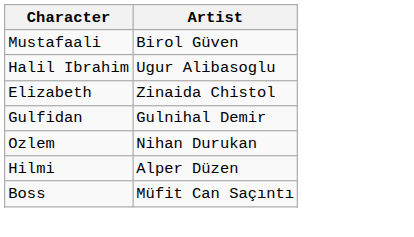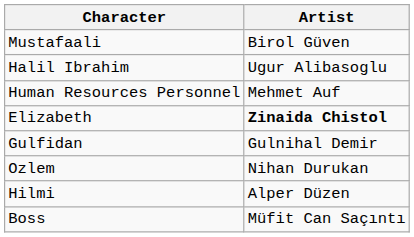+ row: (124, 93)
(206, 93) normal -> (317, 118) bold
